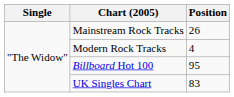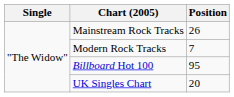(192, 48) 4 -> (192, 48) 7
(194, 83) 83 -> (194, 83) 20
